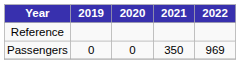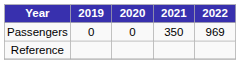rows swapped: (37, 50) <-> (37, 31)
